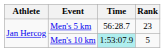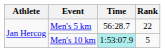(148, 26) 23 -> (148, 26) 22
